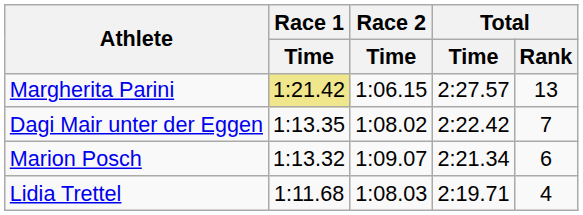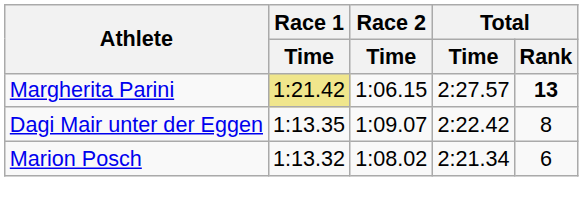(546, 90) normal -> (546, 90) bold
(391, 125) 1:08.02 -> (391, 125) 1:09.07
(546, 125) 7 -> (546, 125) 8
(391, 159) 1:09.07 -> (391, 159) 1:08.02
- row: (66, 193)
